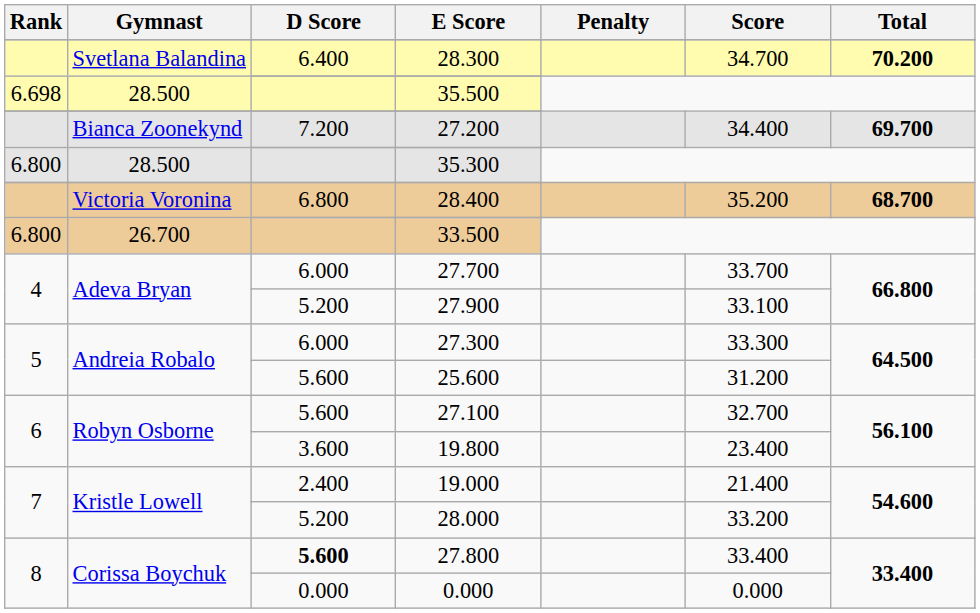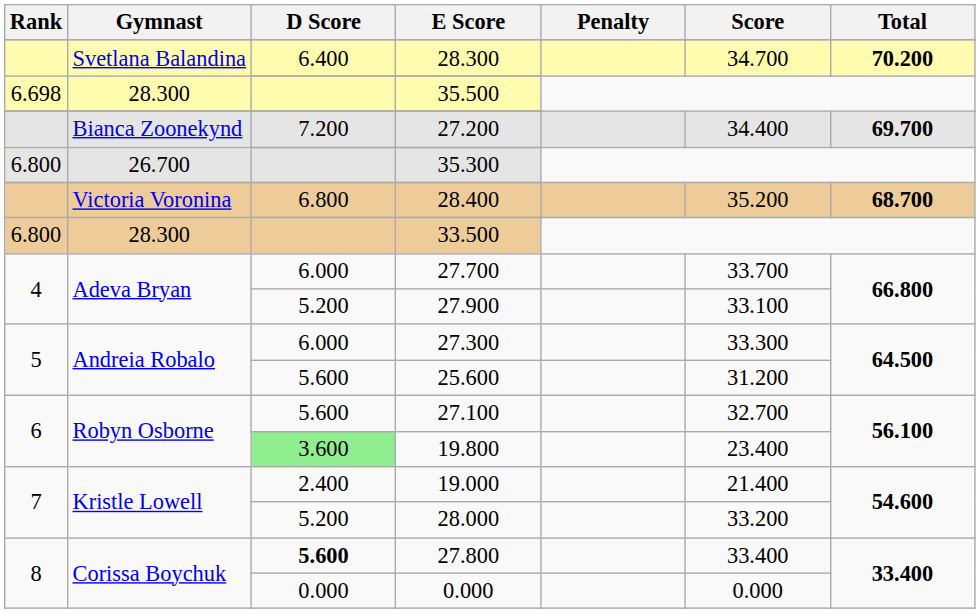(159, 93) 28.500 -> (159, 93) 28.300
(159, 164) 28.500 -> (159, 164) 26.700
(159, 235) 26.700 -> (159, 235) 28.300
(324, 448) no background -> (324, 448) lightgreen background
